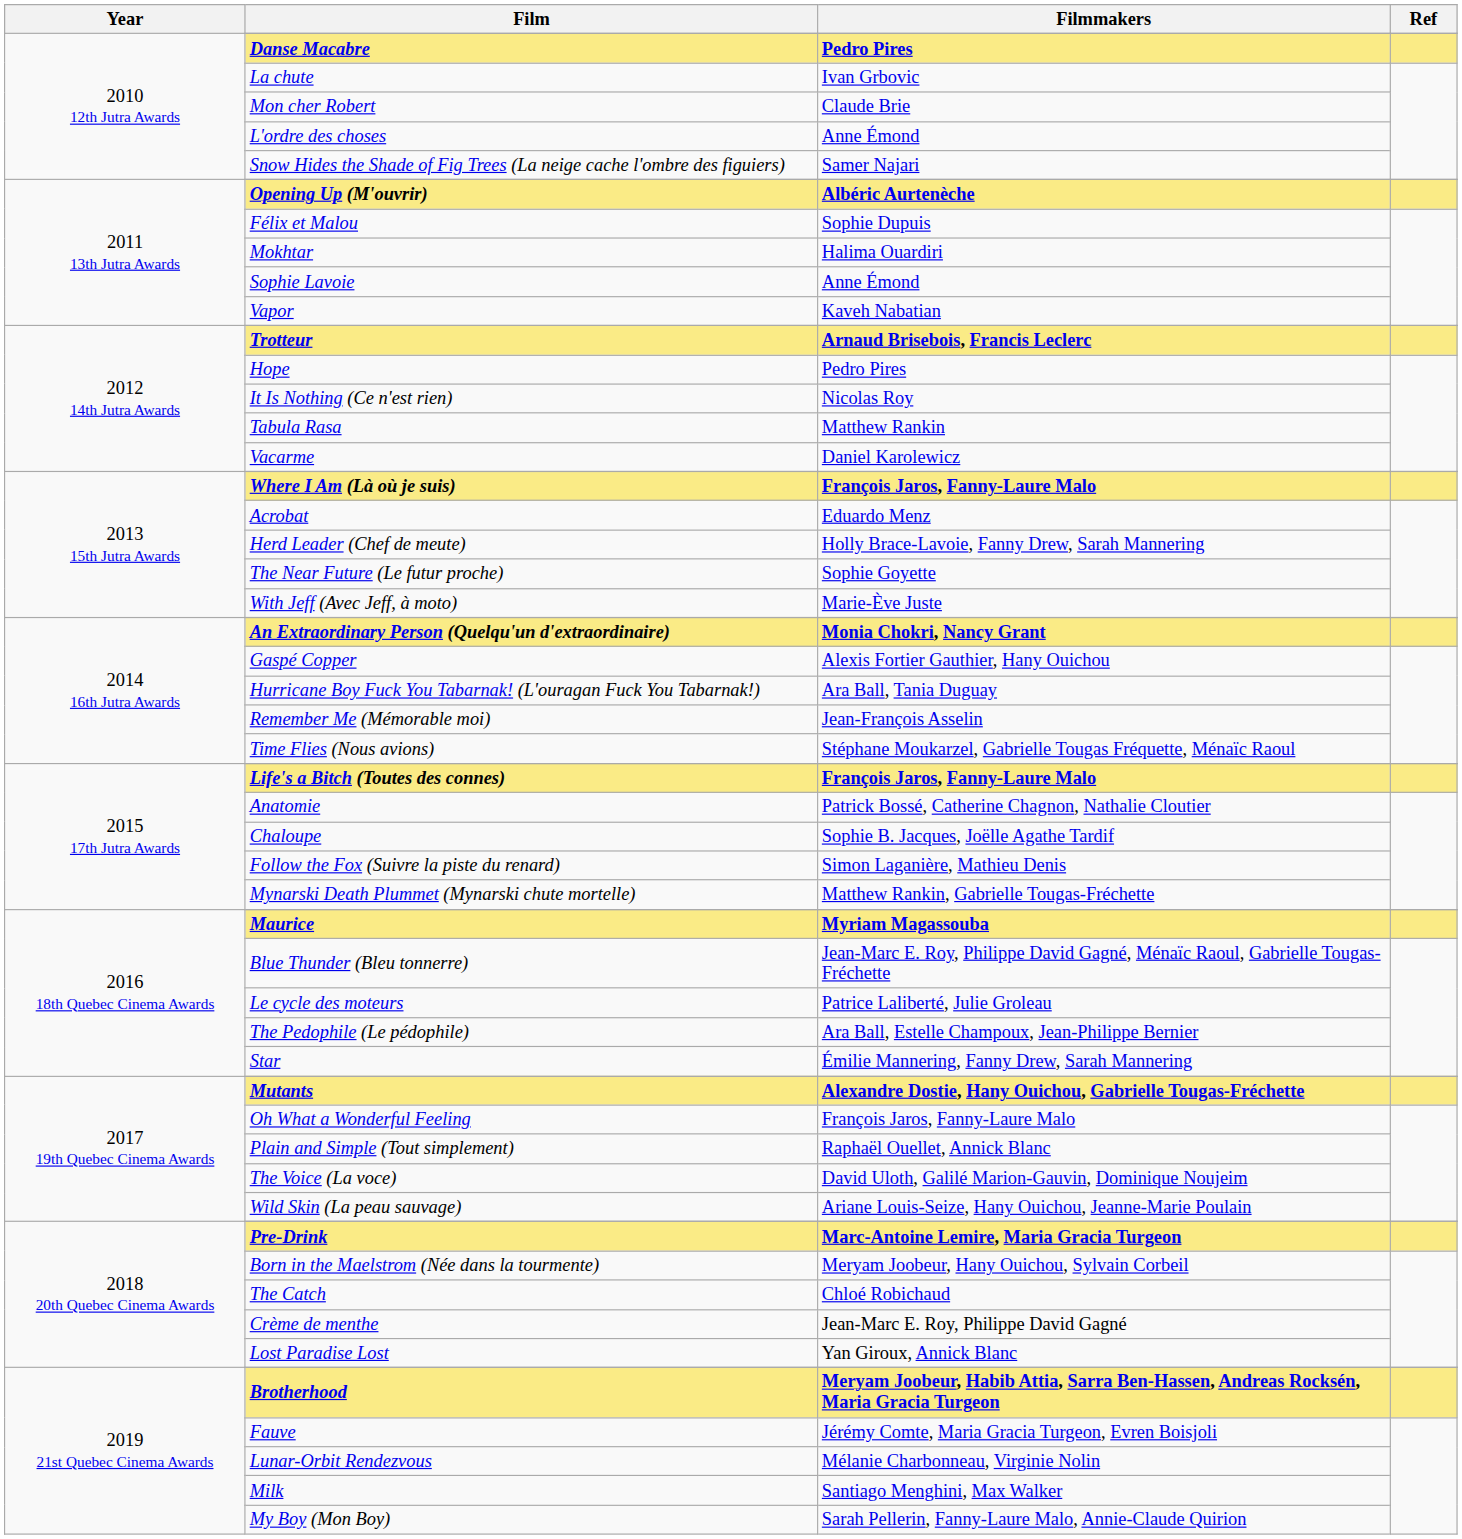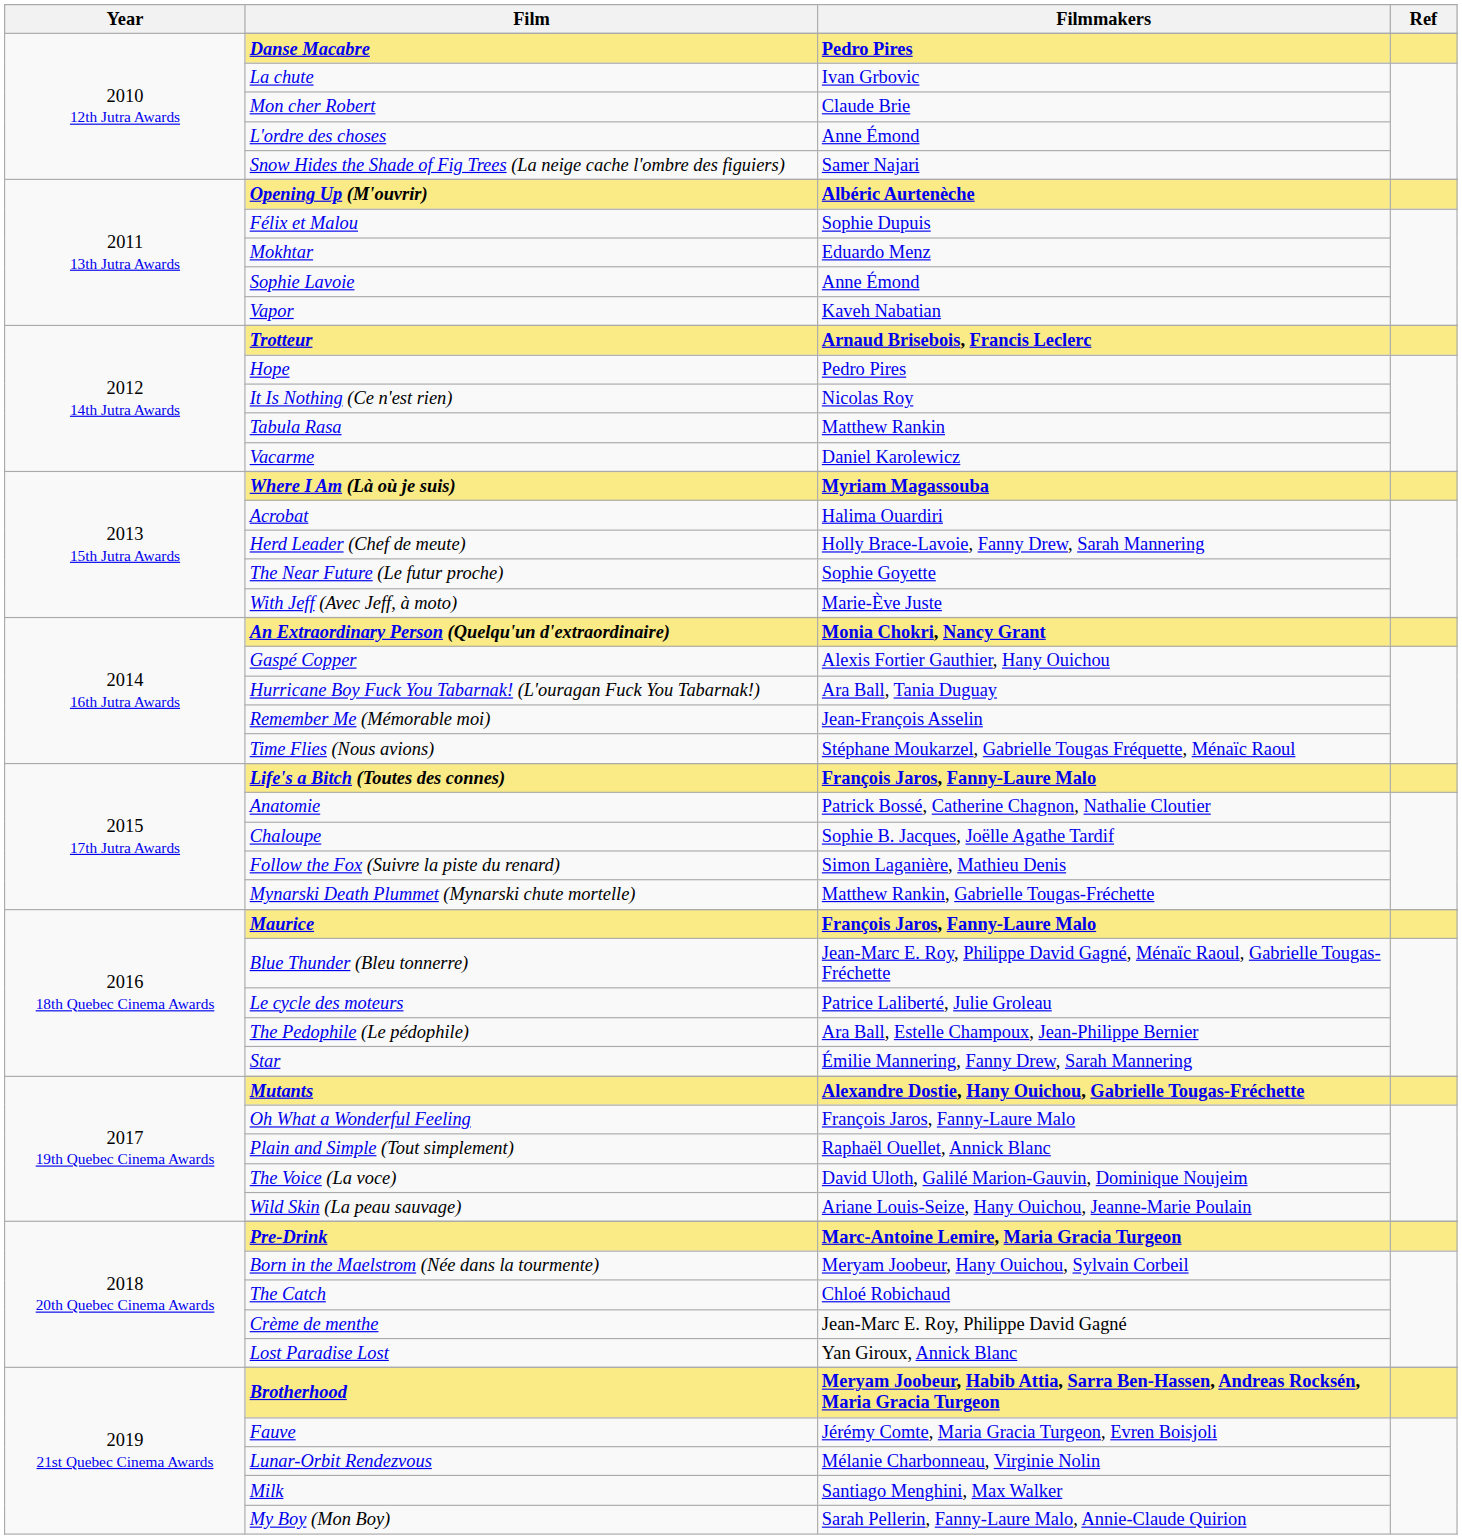(882, 252) Halima Ouardiri -> (876, 252) Eduardo Menz
(959, 485) François Jaros, Fanny-Laure Malo -> (905, 485) Myriam Magassouba
(876, 515) Eduardo Menz -> (882, 515) Halima Ouardiri
(905, 923) Myriam Magassouba -> (959, 923) François Jaros, Fanny-Laure Malo
